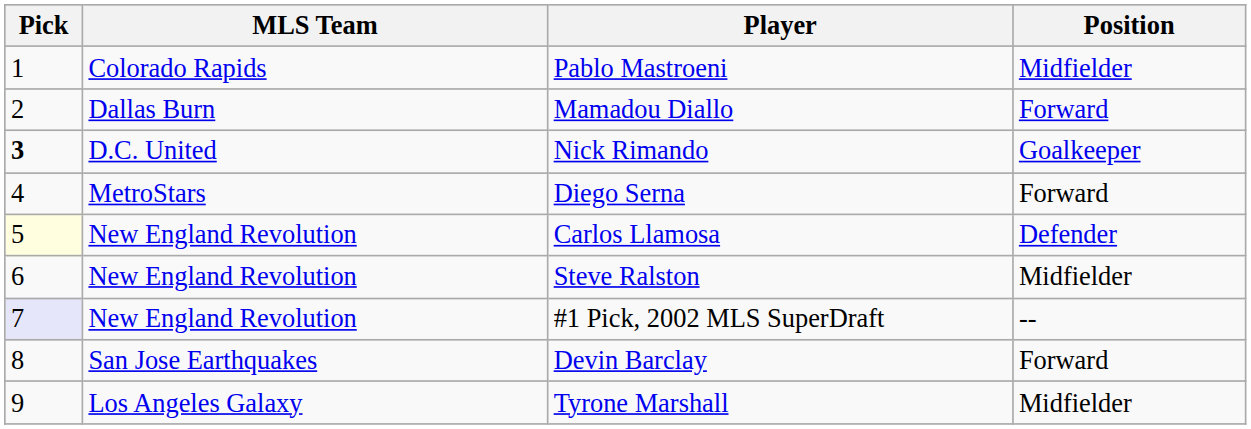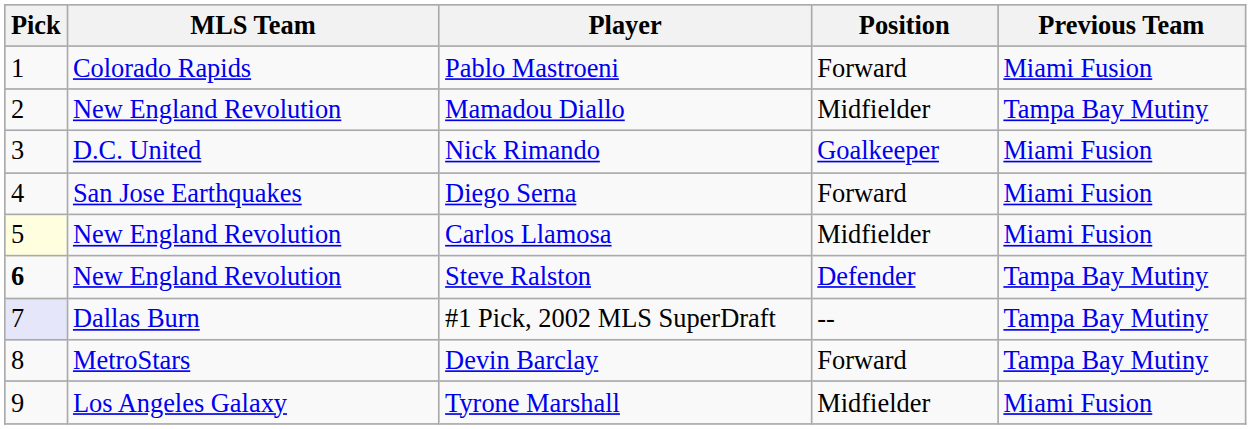+ column: (1121, 25)
(1075, 67) Midfielder -> (862, 67) Forward
(152, 109) Dallas Burn -> (207, 109) New England Revolution
(1064, 109) Forward -> (874, 109) Midfielder
(18, 151) bold -> (18, 151) normal
(147, 192) MetroStars -> (187, 192) San Jose Earthquakes
(1068, 234) Defender -> (874, 234) Midfielder
(18, 276) normal -> (18, 276) bold
(1075, 276) Midfielder -> (866, 276) Defender
(223, 318) New England Revolution -> (136, 318) Dallas Burn
(203, 360) San Jose Earthquakes -> (132, 360) MetroStars
